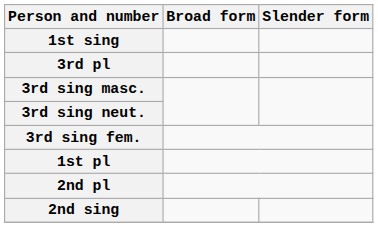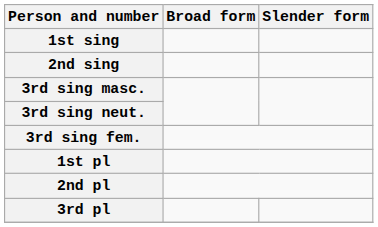rows swapped: (84, 210) <-> (84, 65)
